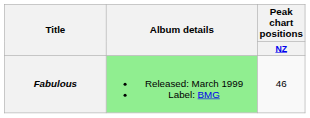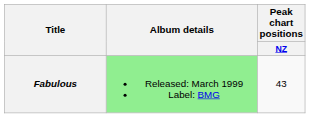(281, 84) 46 -> (281, 84) 43
